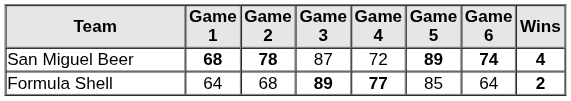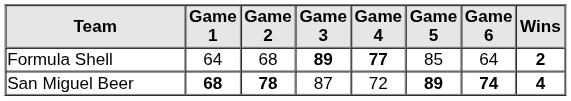rows swapped: (70, 59) <-> (60, 83)
